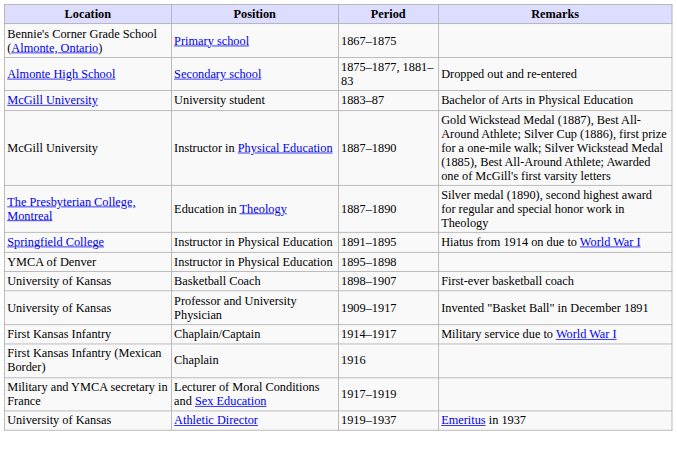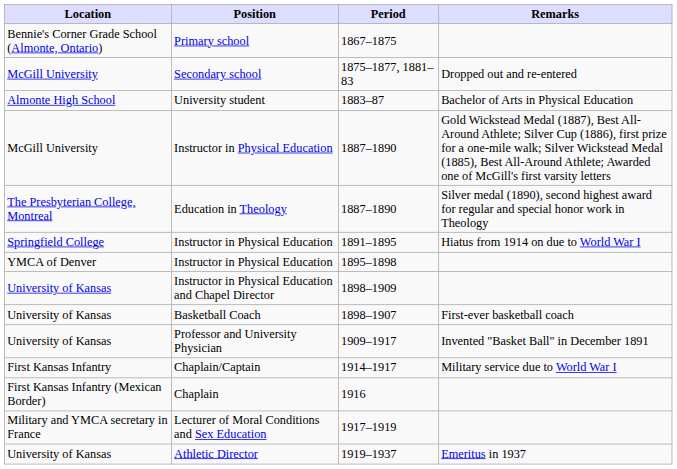(61, 74) Almonte High School -> (53, 74) McGill University
(53, 100) McGill University -> (61, 100) Almonte High School
+ row: (253, 288)
